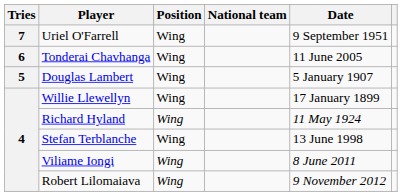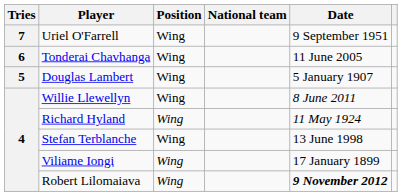(336, 98) 17 January 1899 -> (324, 98) 8 June 2011
(324, 160) 8 June 2011 -> (336, 160) 17 January 1899
(339, 181) normal -> (340, 181) bold
